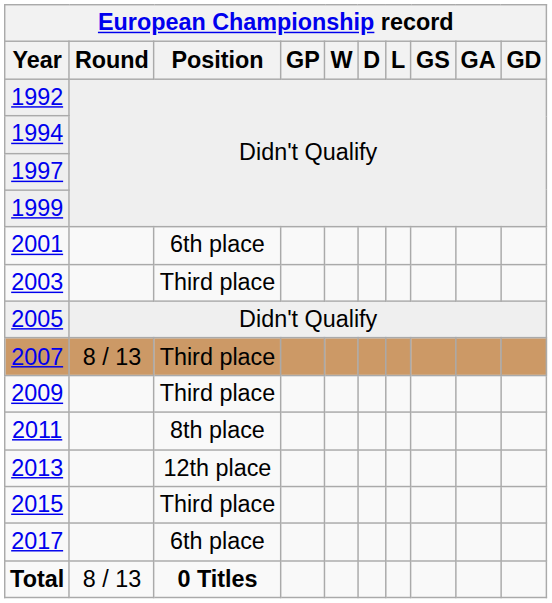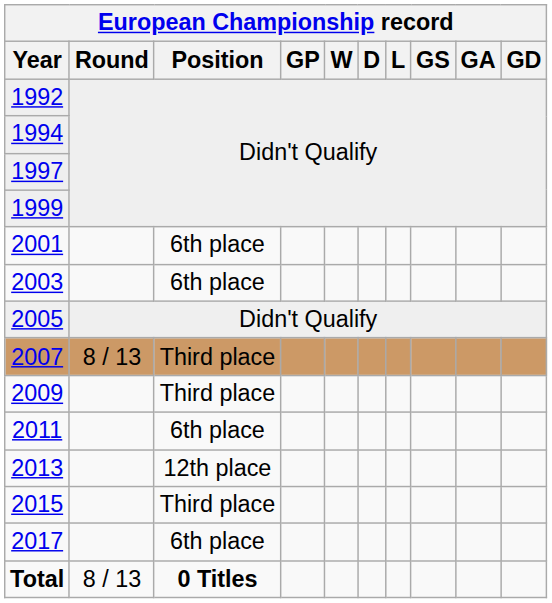(217, 282) Third place -> (217, 282) 6th place
(217, 430) 8th place -> (217, 430) 6th place
